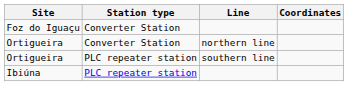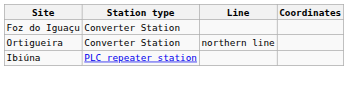- row: (35, 58)
